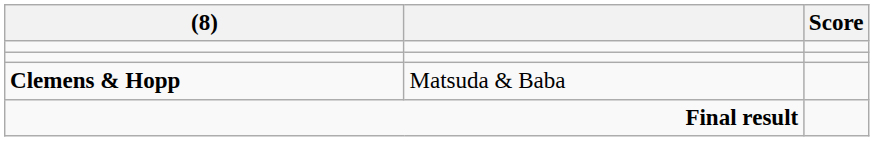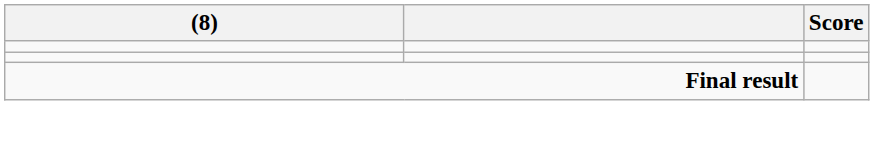- row: (95, 80)
